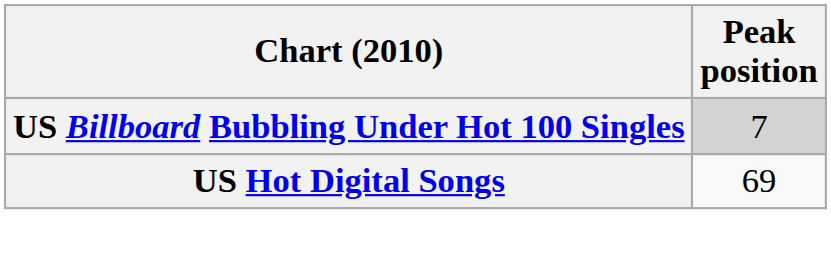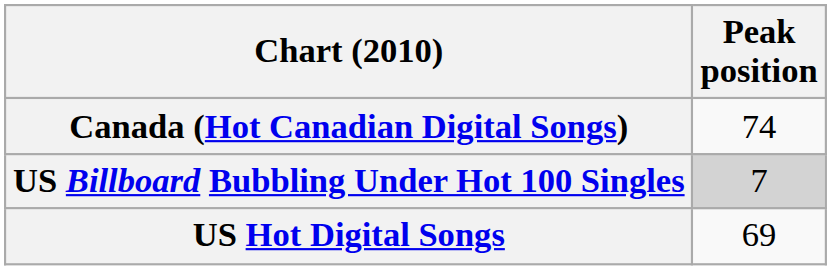+ row: (349, 125)
